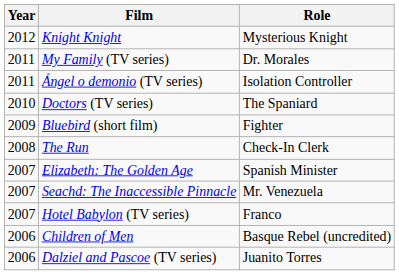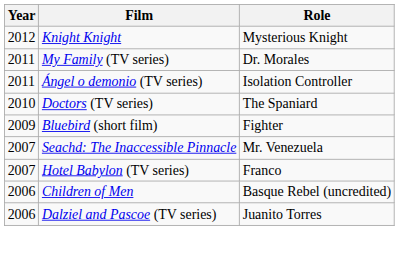- row: (65, 147)
- row: (117, 170)
